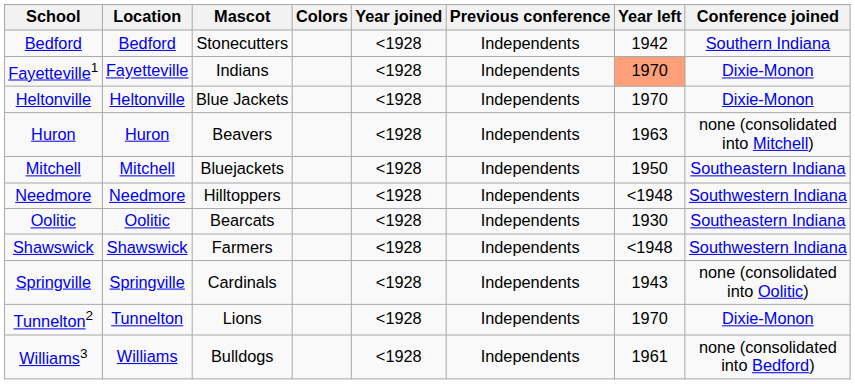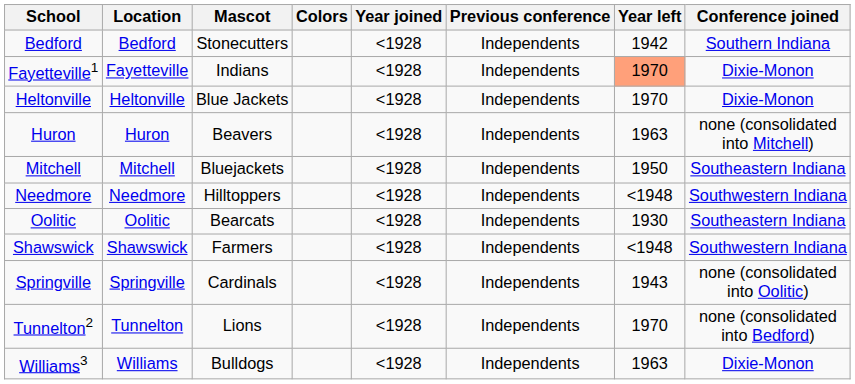(768, 319) Dixie-Monon -> (768, 326) none (consolidated into Bedford)
(650, 356) 1961 -> (650, 363) 1963
(768, 356) none (consolidated into Bedford) -> (768, 363) Dixie-Monon
